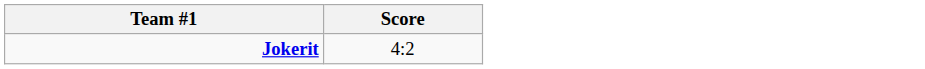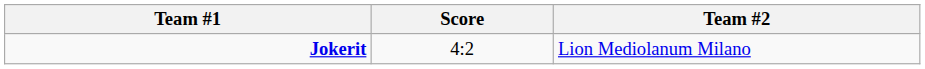+ column: (737, 19)
